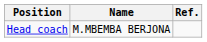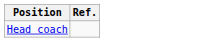- column: (122, 13)
